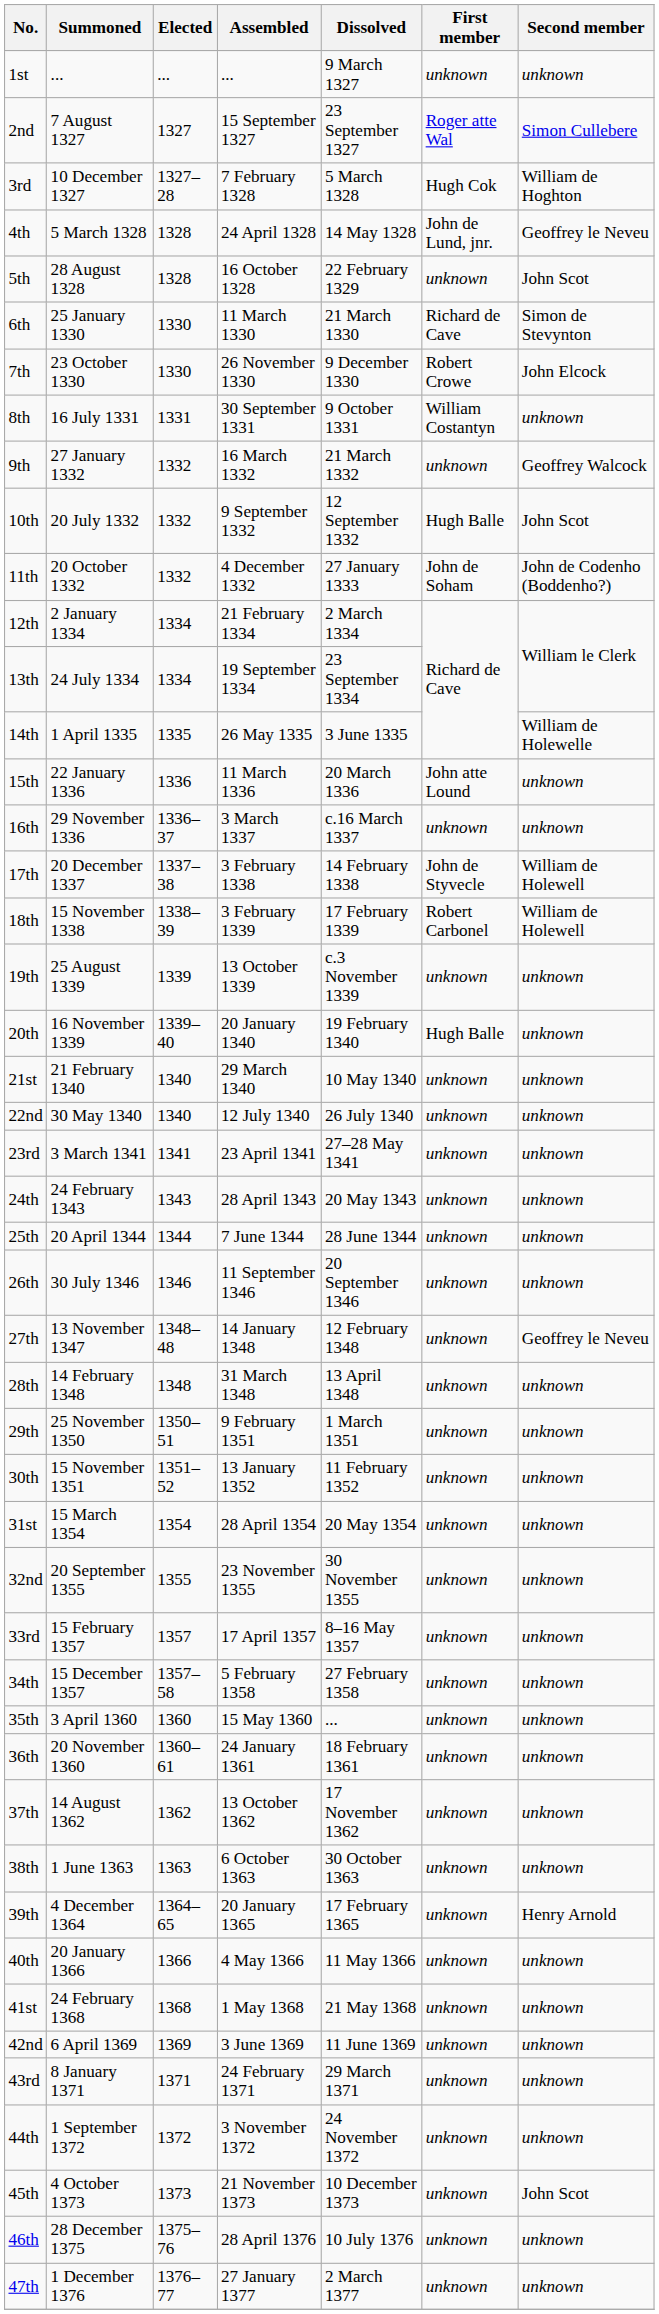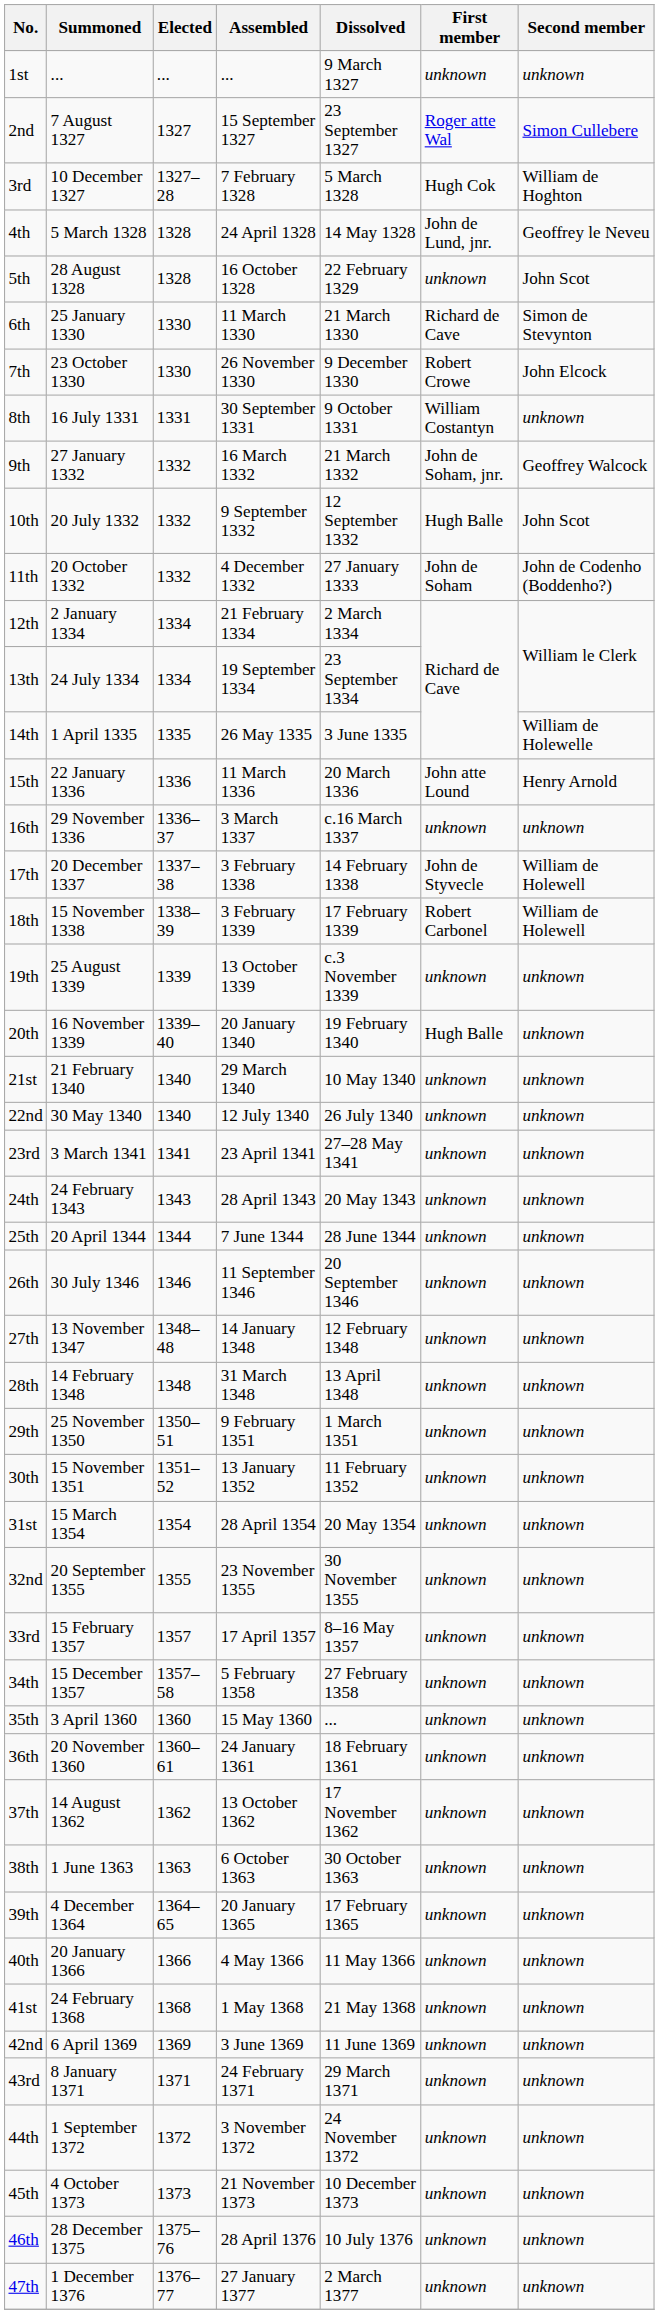(457, 464) unknown -> (464, 464) John de Soham, jnr.
(553, 781) unknown -> (570, 781) Henry Arnold
(585, 1338) Geoffrey le Neveu -> (553, 1338) unknown
(569, 1914) Henry Arnold -> (553, 1914) unknown
(555, 2193) John Scot -> (553, 2193) unknown
